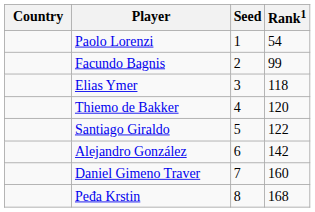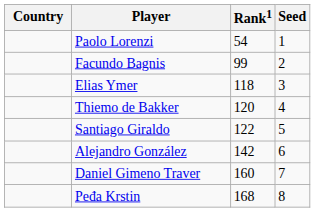columns swapped: (287, 17) <-> (248, 17)
